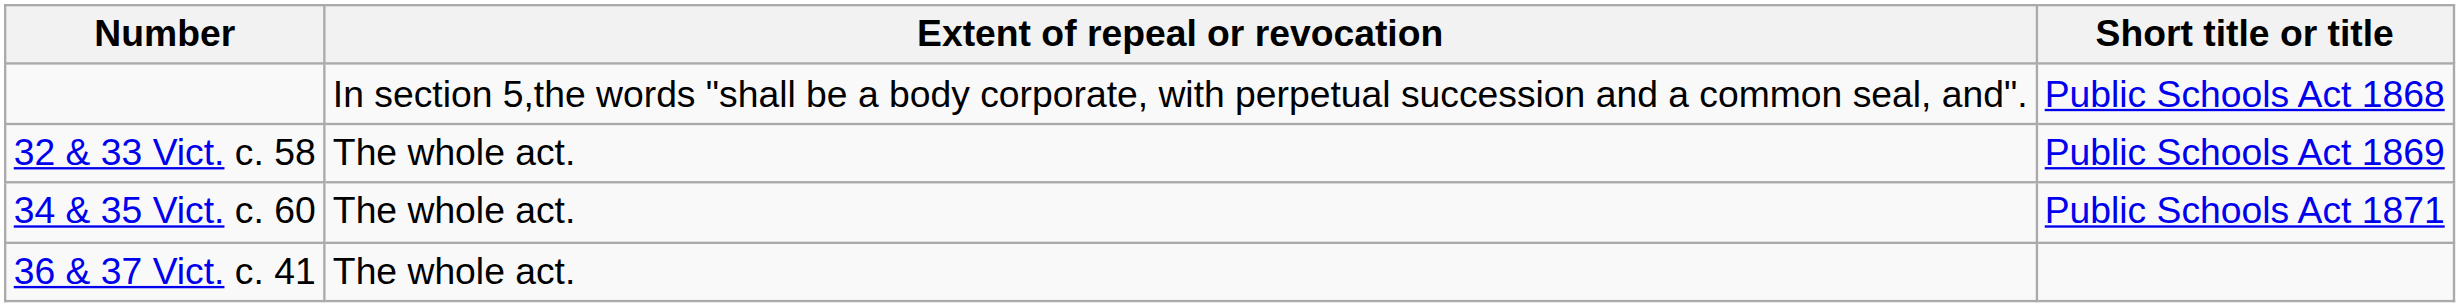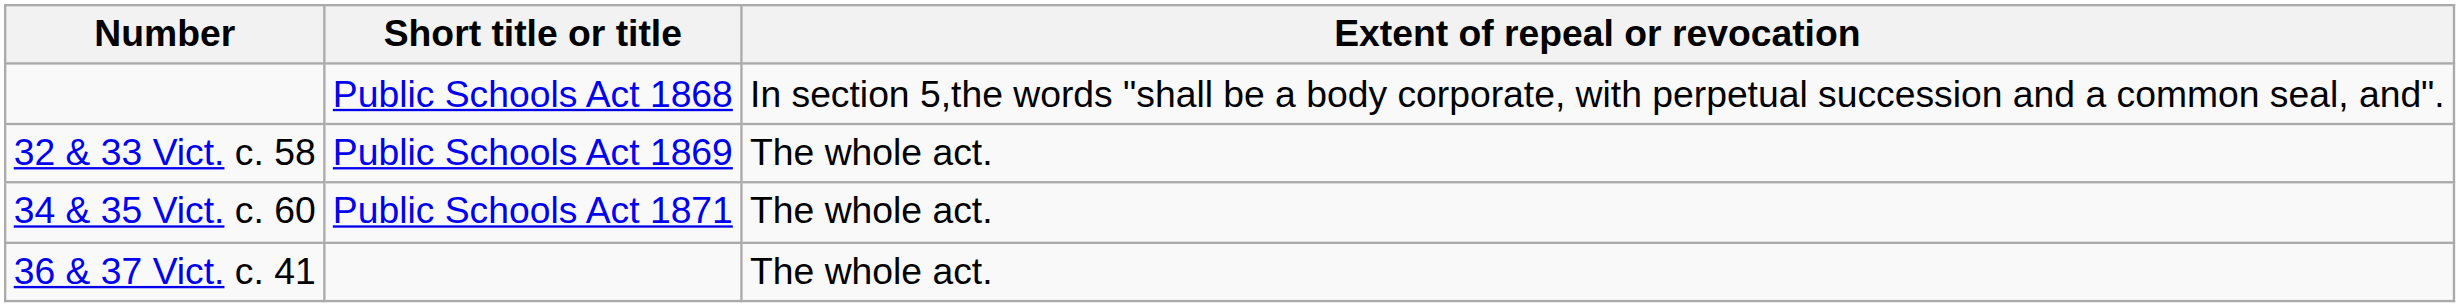columns swapped: (2245, 34) <-> (1180, 34)
